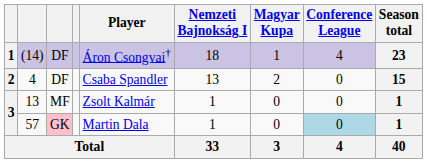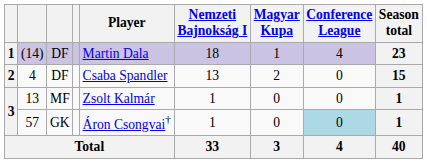(127, 55) Áron Csongvai† -> (116, 53) Martin Dala
(60, 124) pink background -> (60, 122) no background
(116, 124) Martin Dala -> (127, 122) Áron Csongvai†
